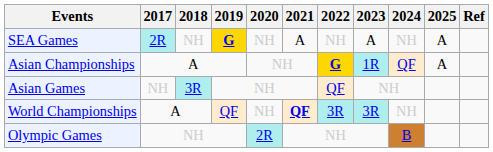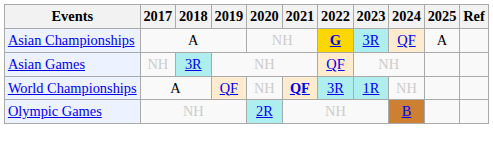- row: (43, 40)
(371, 64) 1R -> (371, 40) 3R
(371, 111) 3R -> (371, 88) 1R
